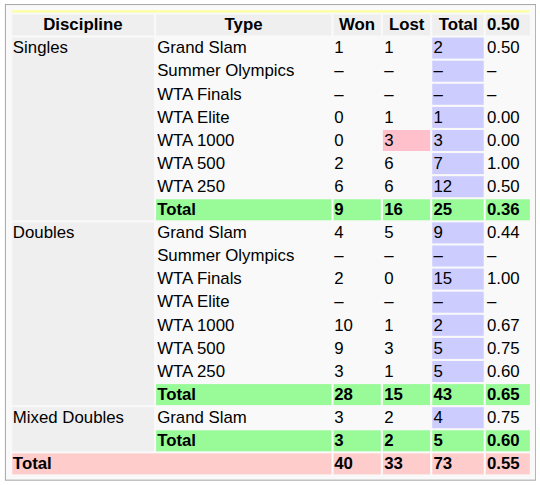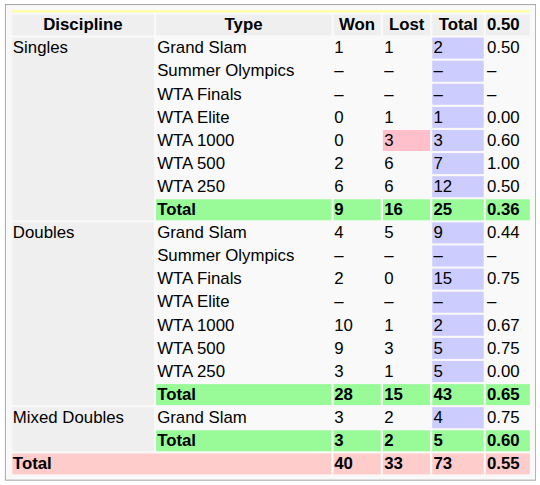(503, 140) 0.00 -> (503, 140) 0.60
(503, 279) 1.00 -> (503, 279) 0.75
(503, 371) 0.60 -> (503, 371) 0.00
